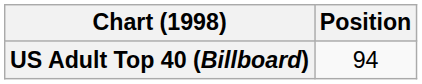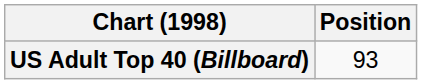(366, 59) 94 -> (366, 59) 93
